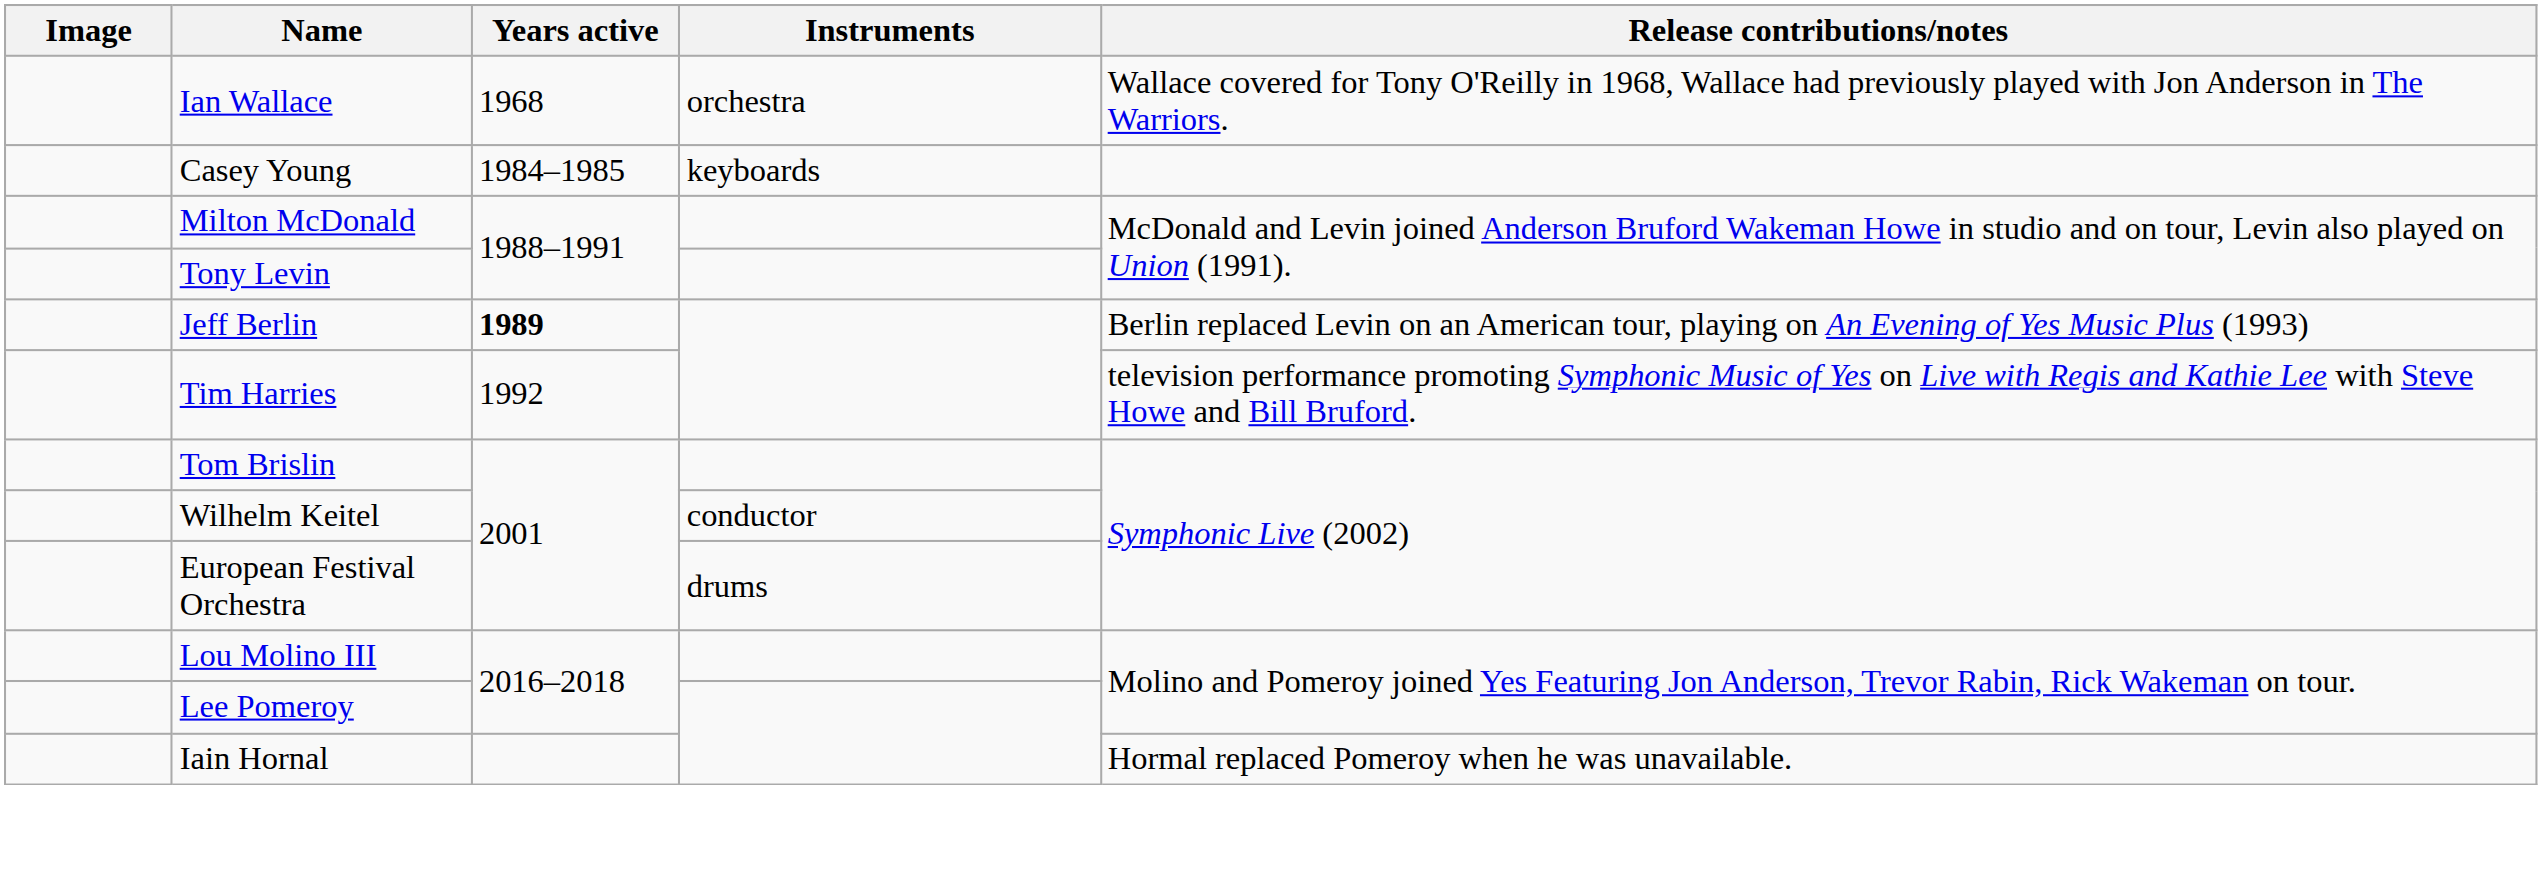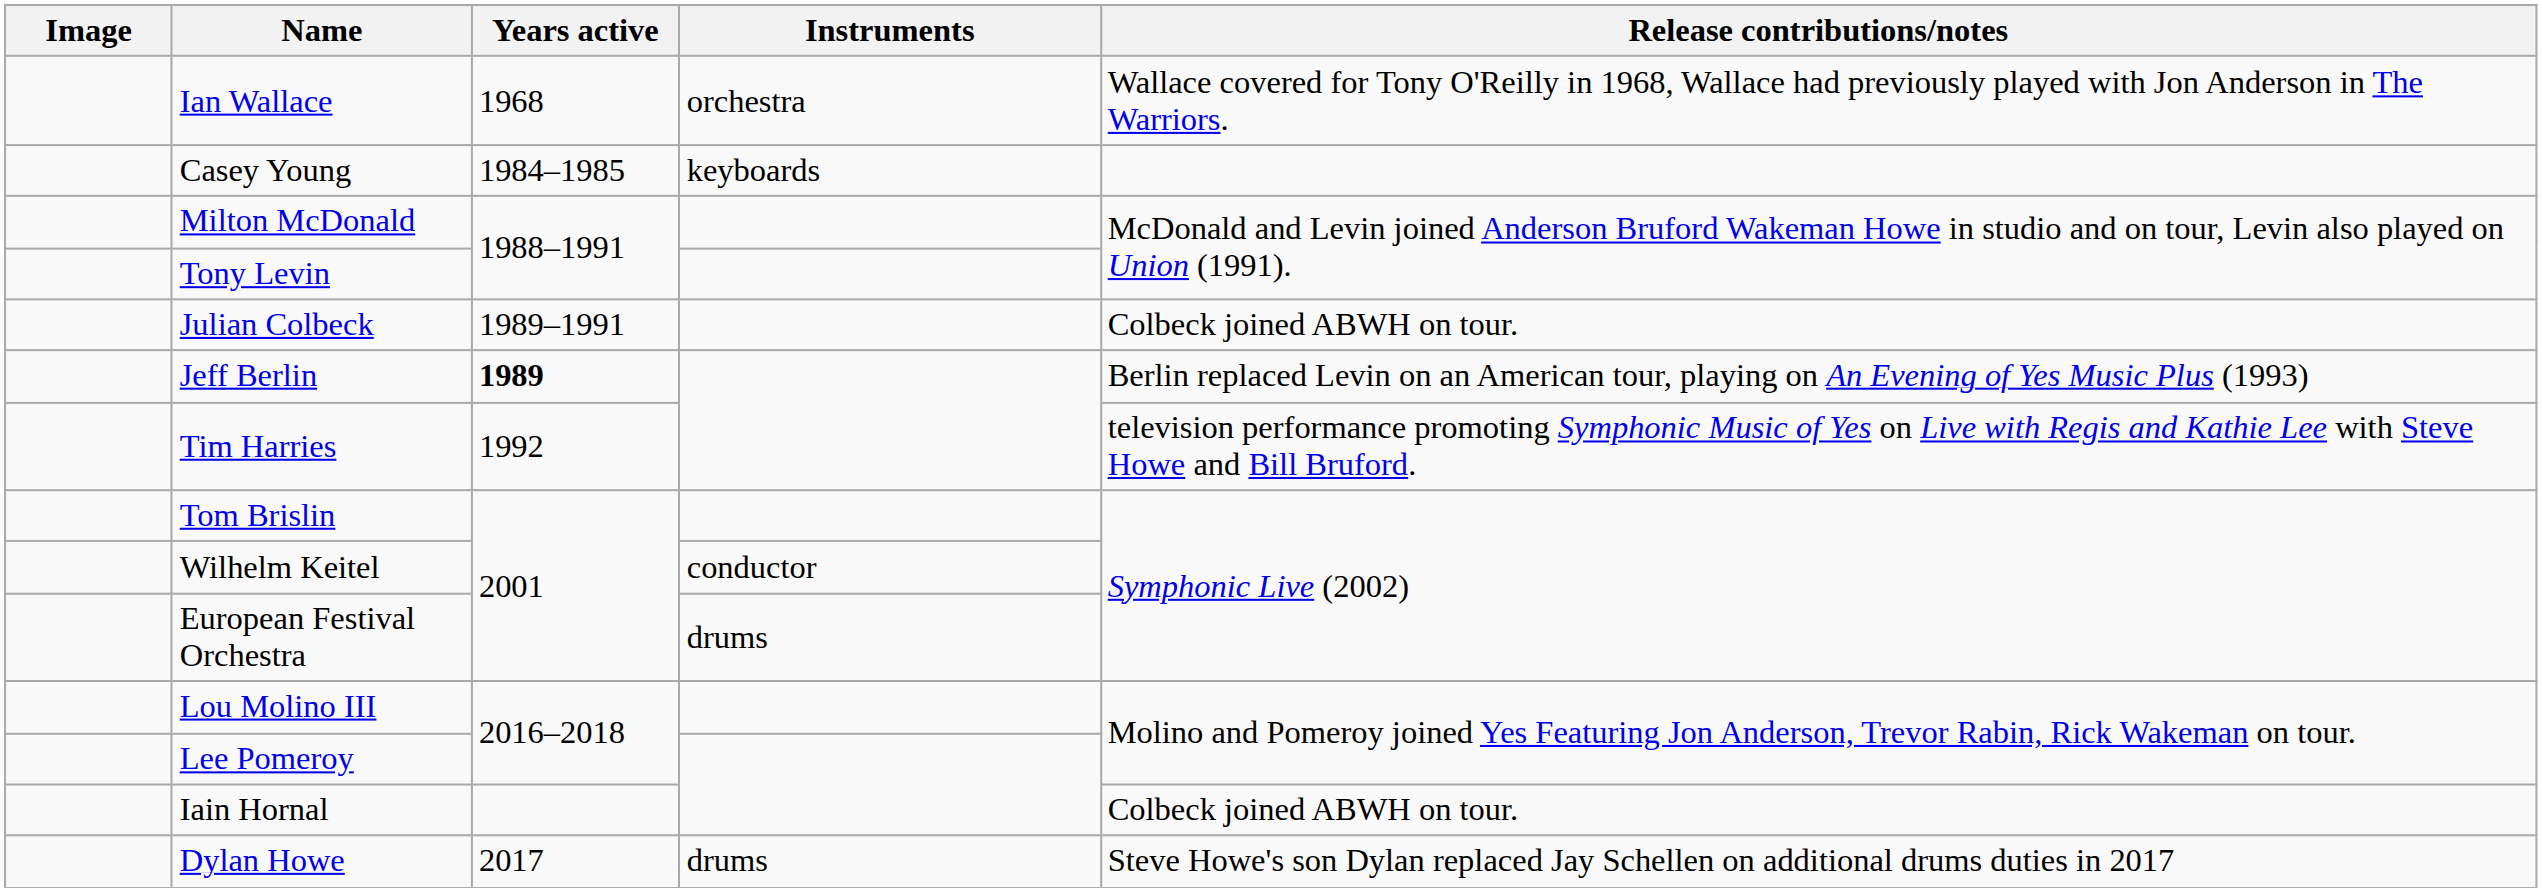+ row: (277, 324)
(1450, 758) Hormal replaced Pomeroy when he was unavailable. -> (1313, 809) Colbeck joined ABWH on tour.
+ row: (262, 861)
